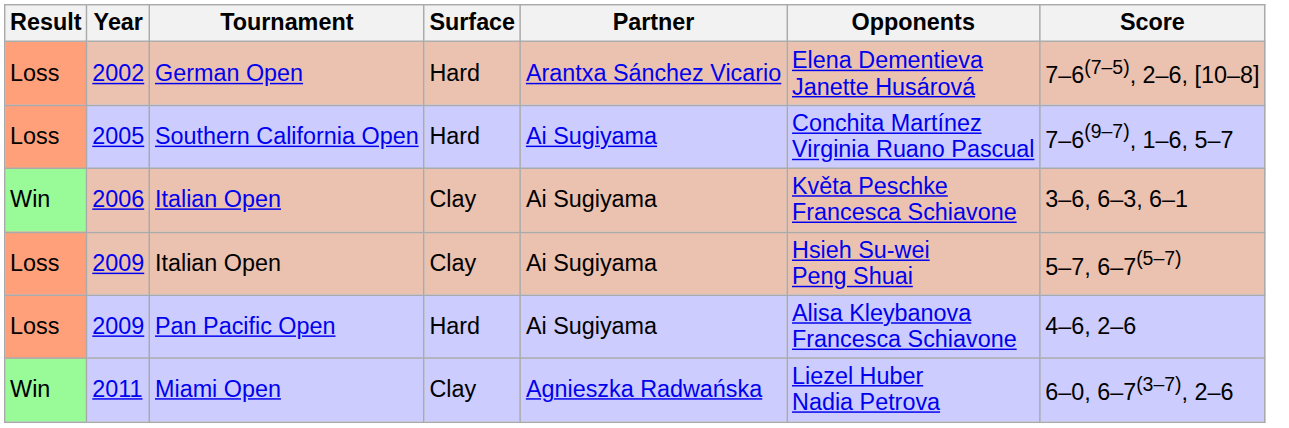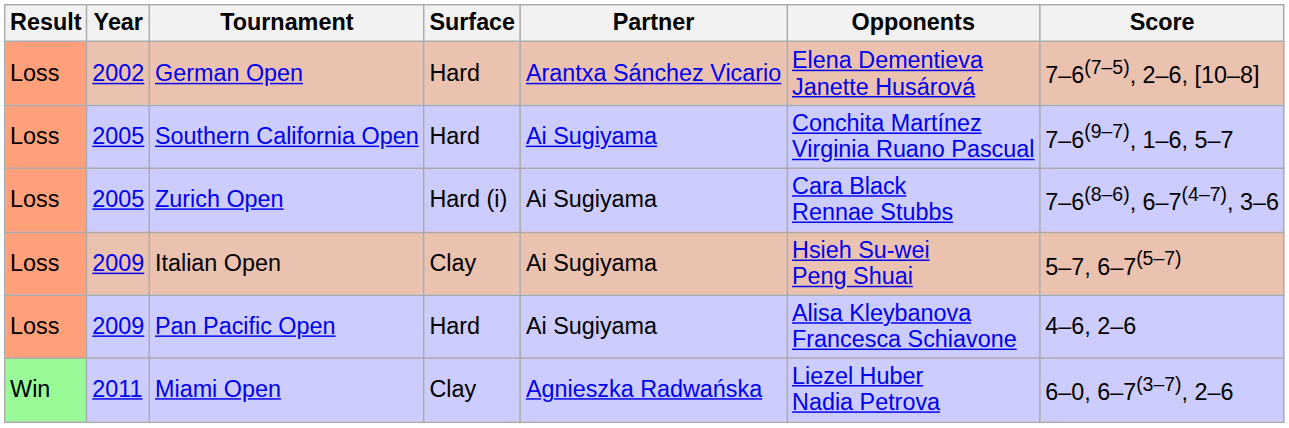+ row: (118, 199)
- row: (118, 199)
